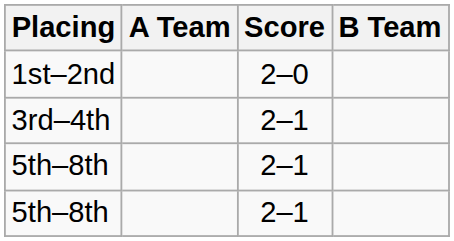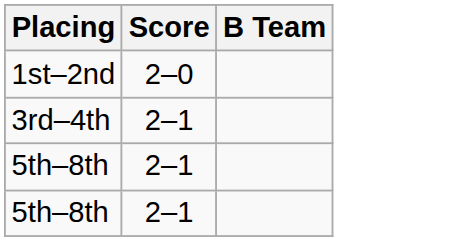- column: (180, 27)
